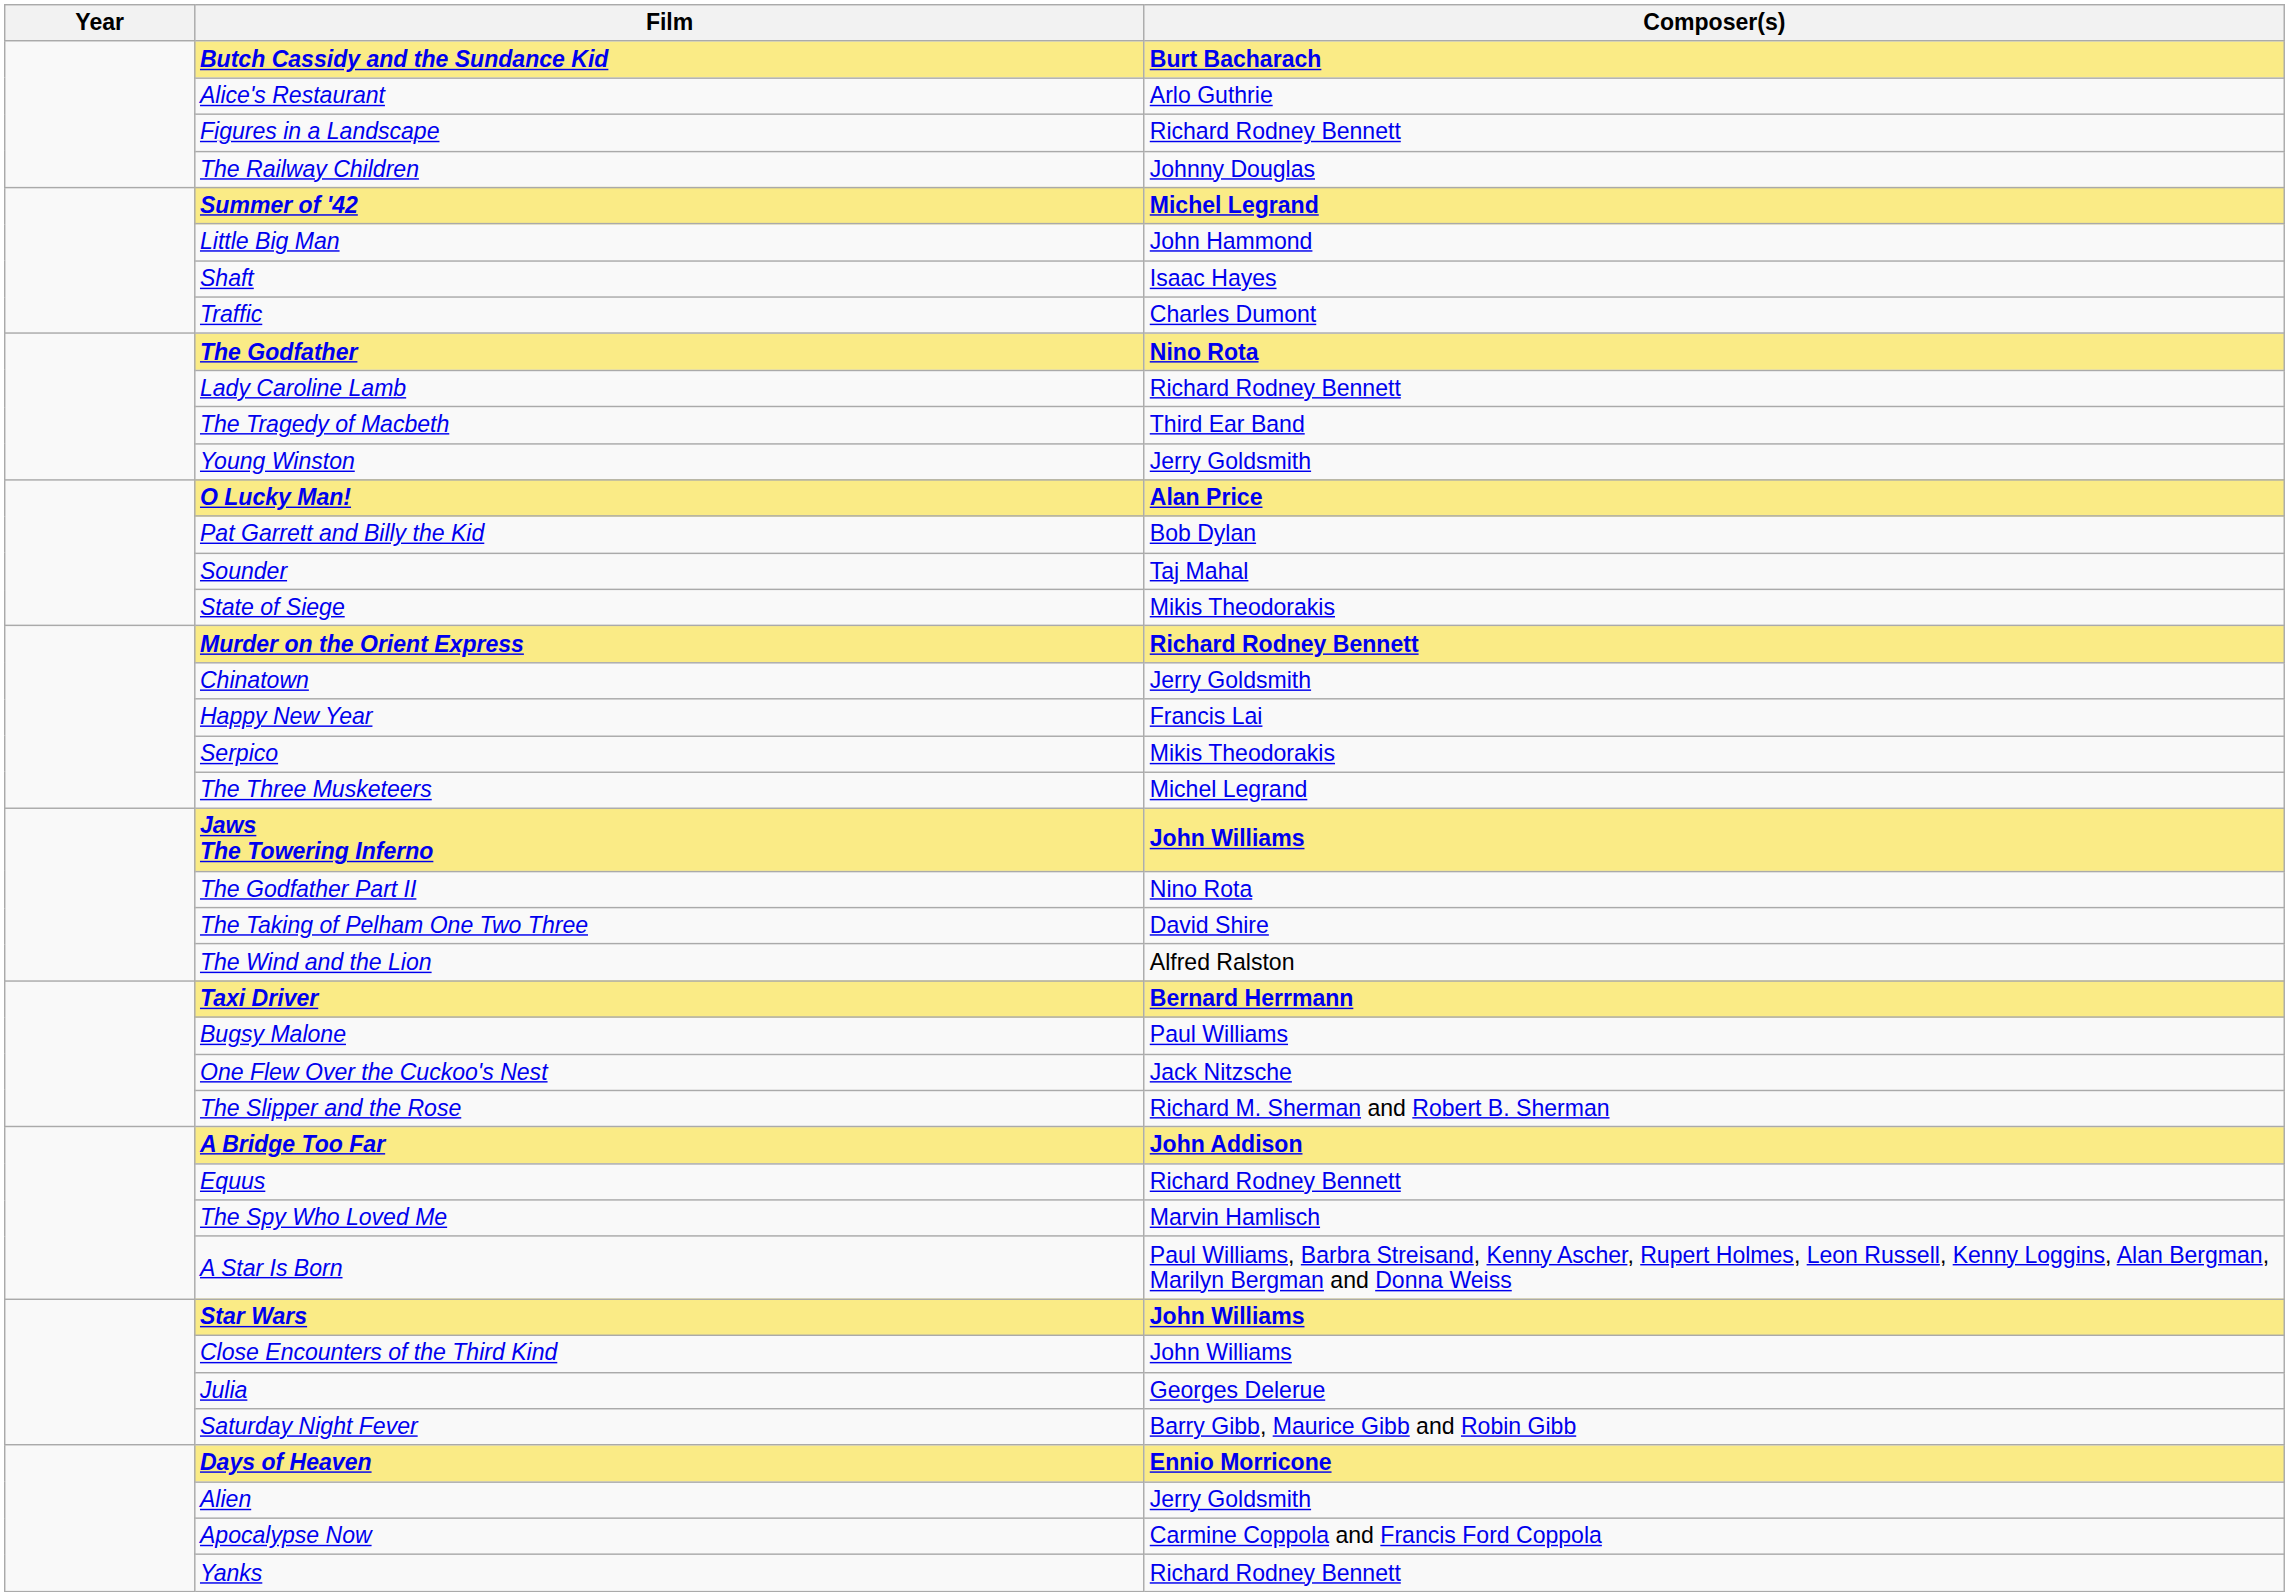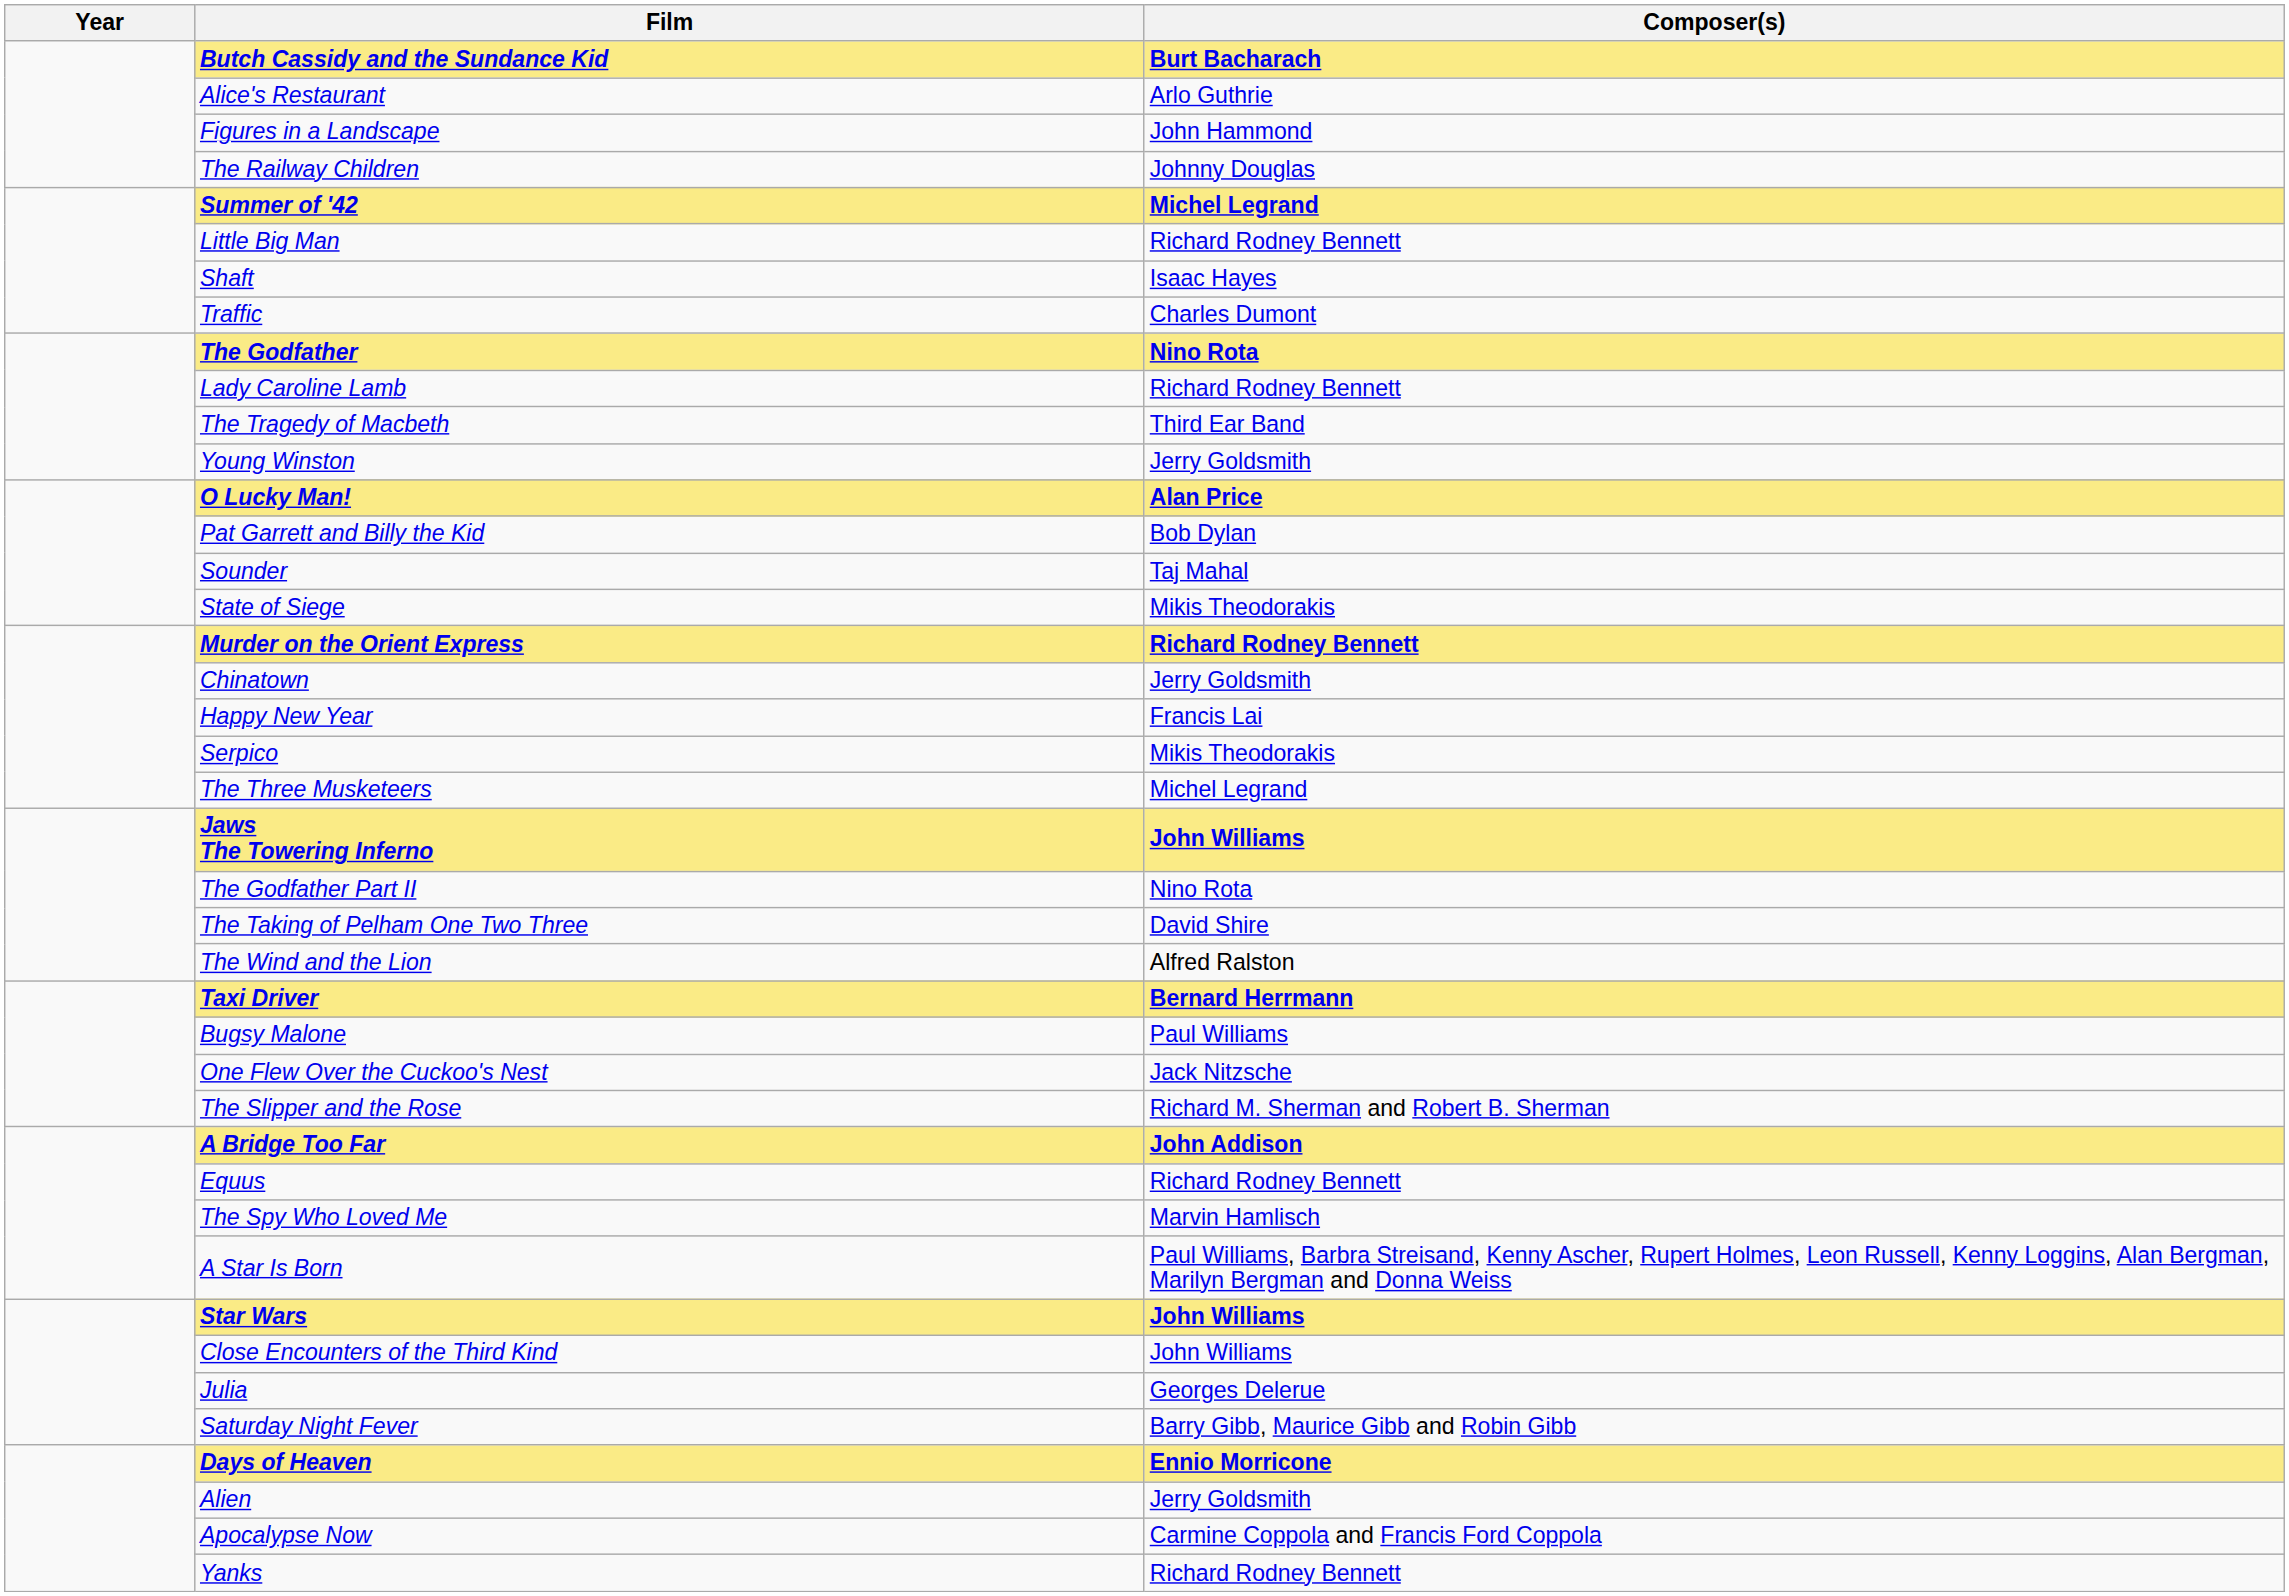(1275, 132) Richard Rodney Bennett -> (1231, 132) John Hammond
(1231, 242) John Hammond -> (1275, 242) Richard Rodney Bennett
